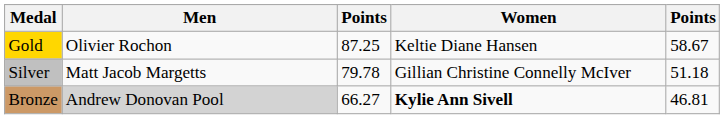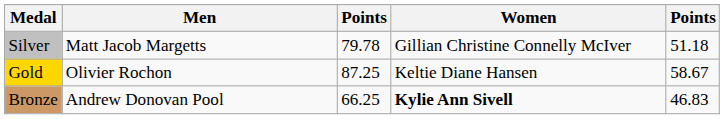rows swapped: (26, 45) <-> (29, 72)
(145, 99) lightgrey background -> (145, 99) no background
(360, 99) 66.27 -> (360, 99) 66.25
(689, 99) 46.81 -> (689, 99) 46.83
